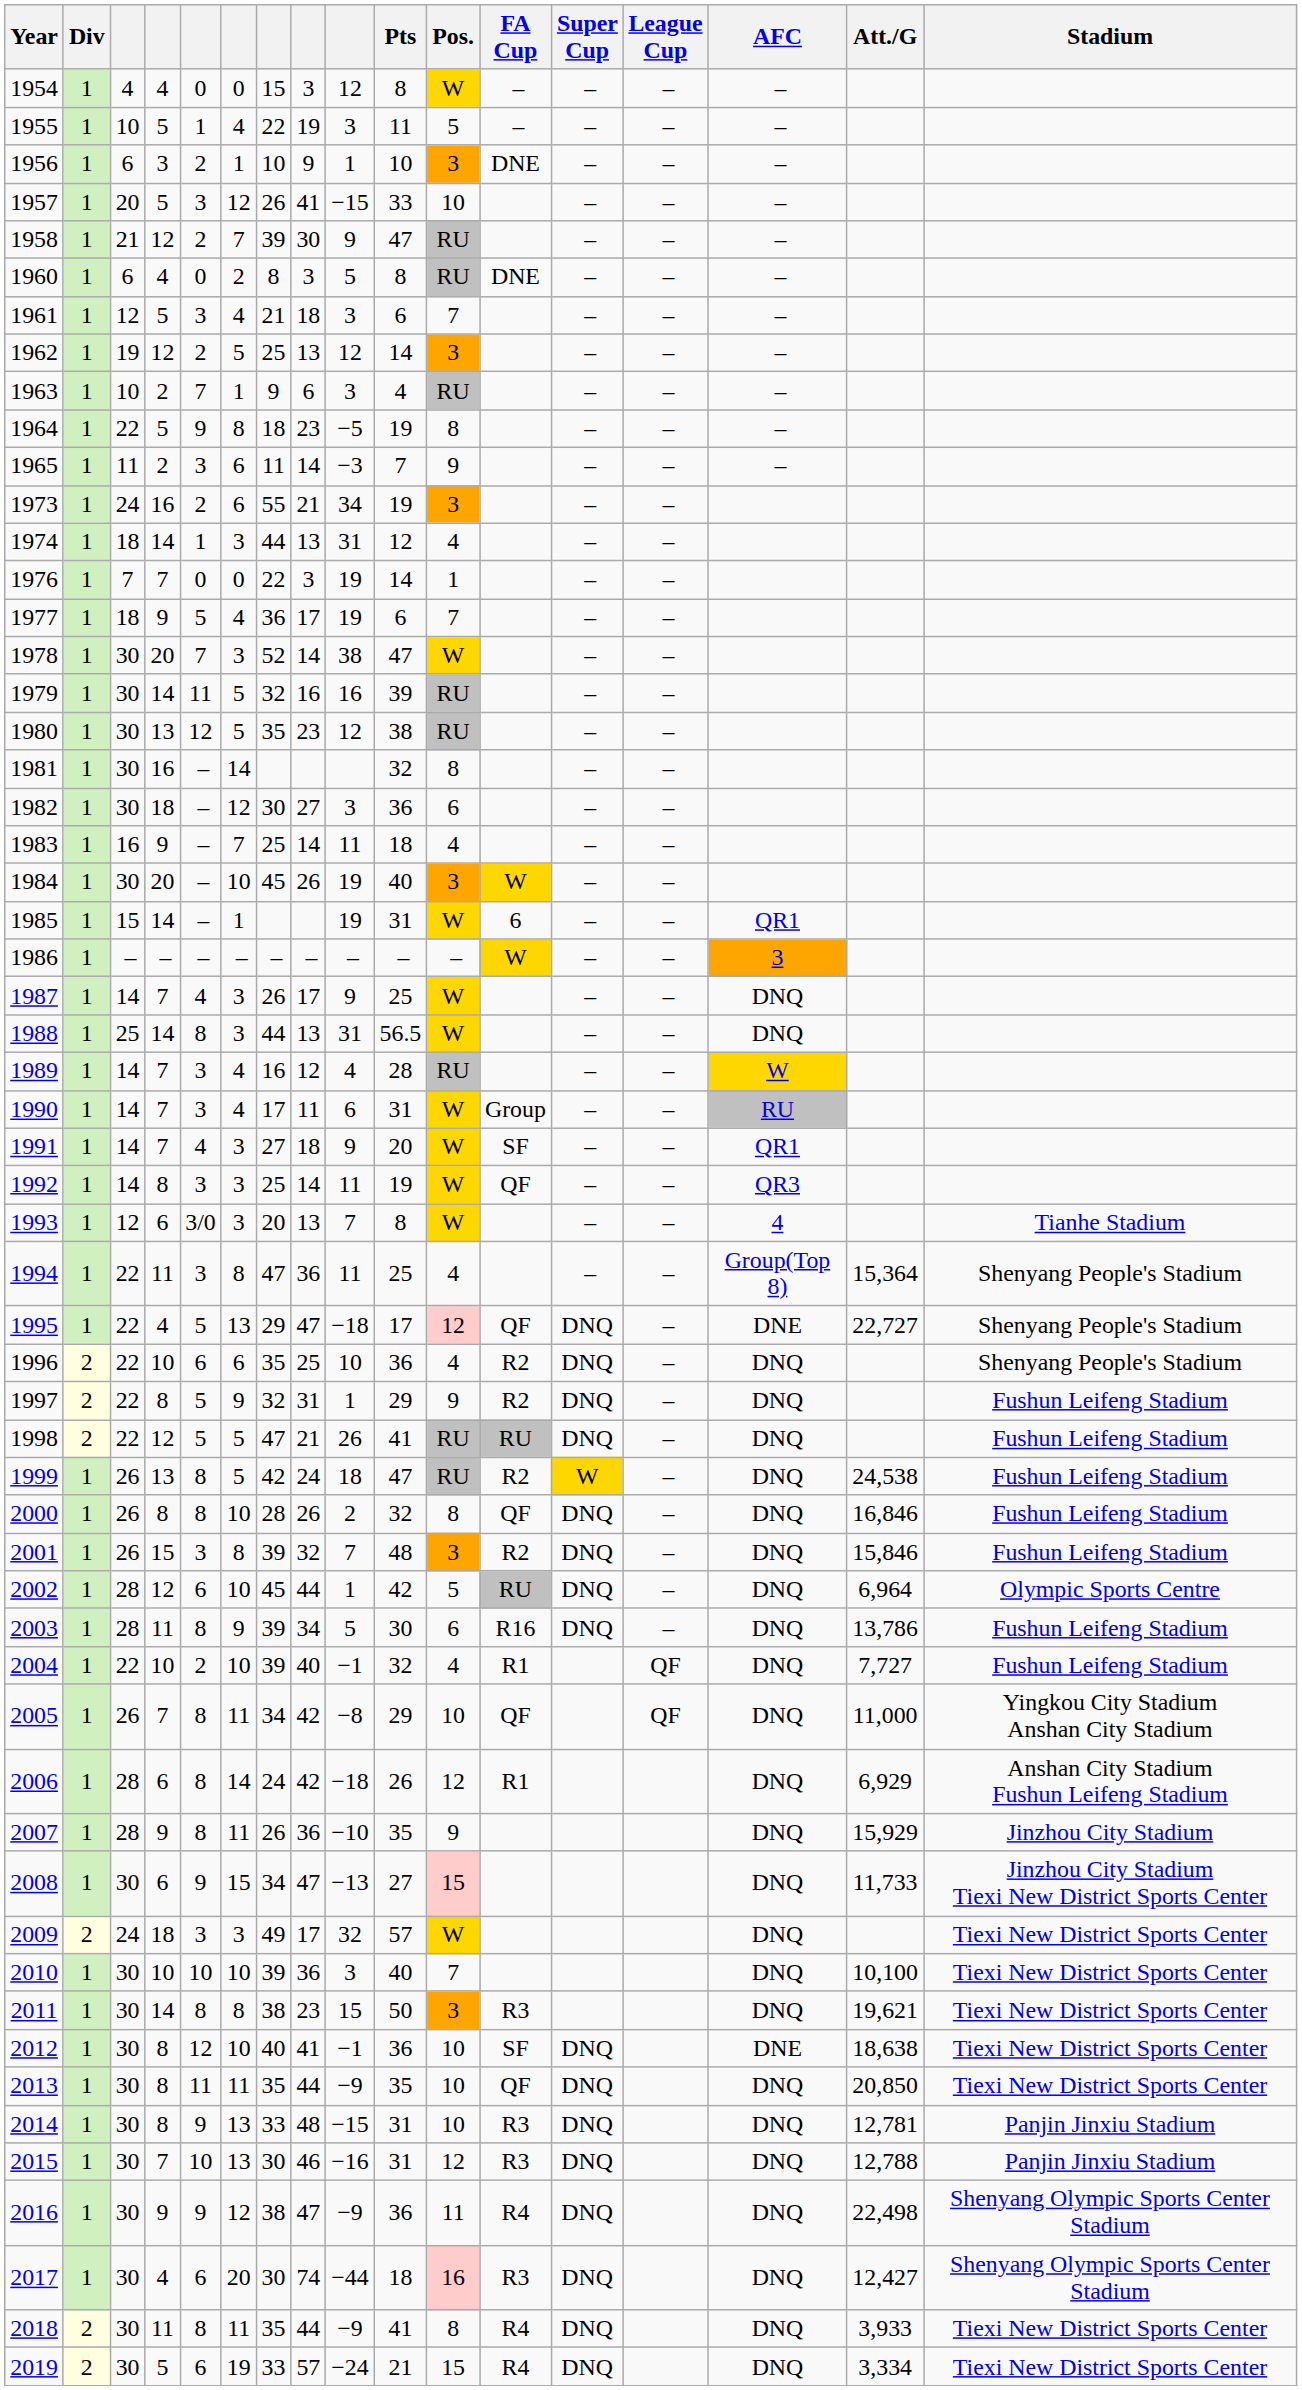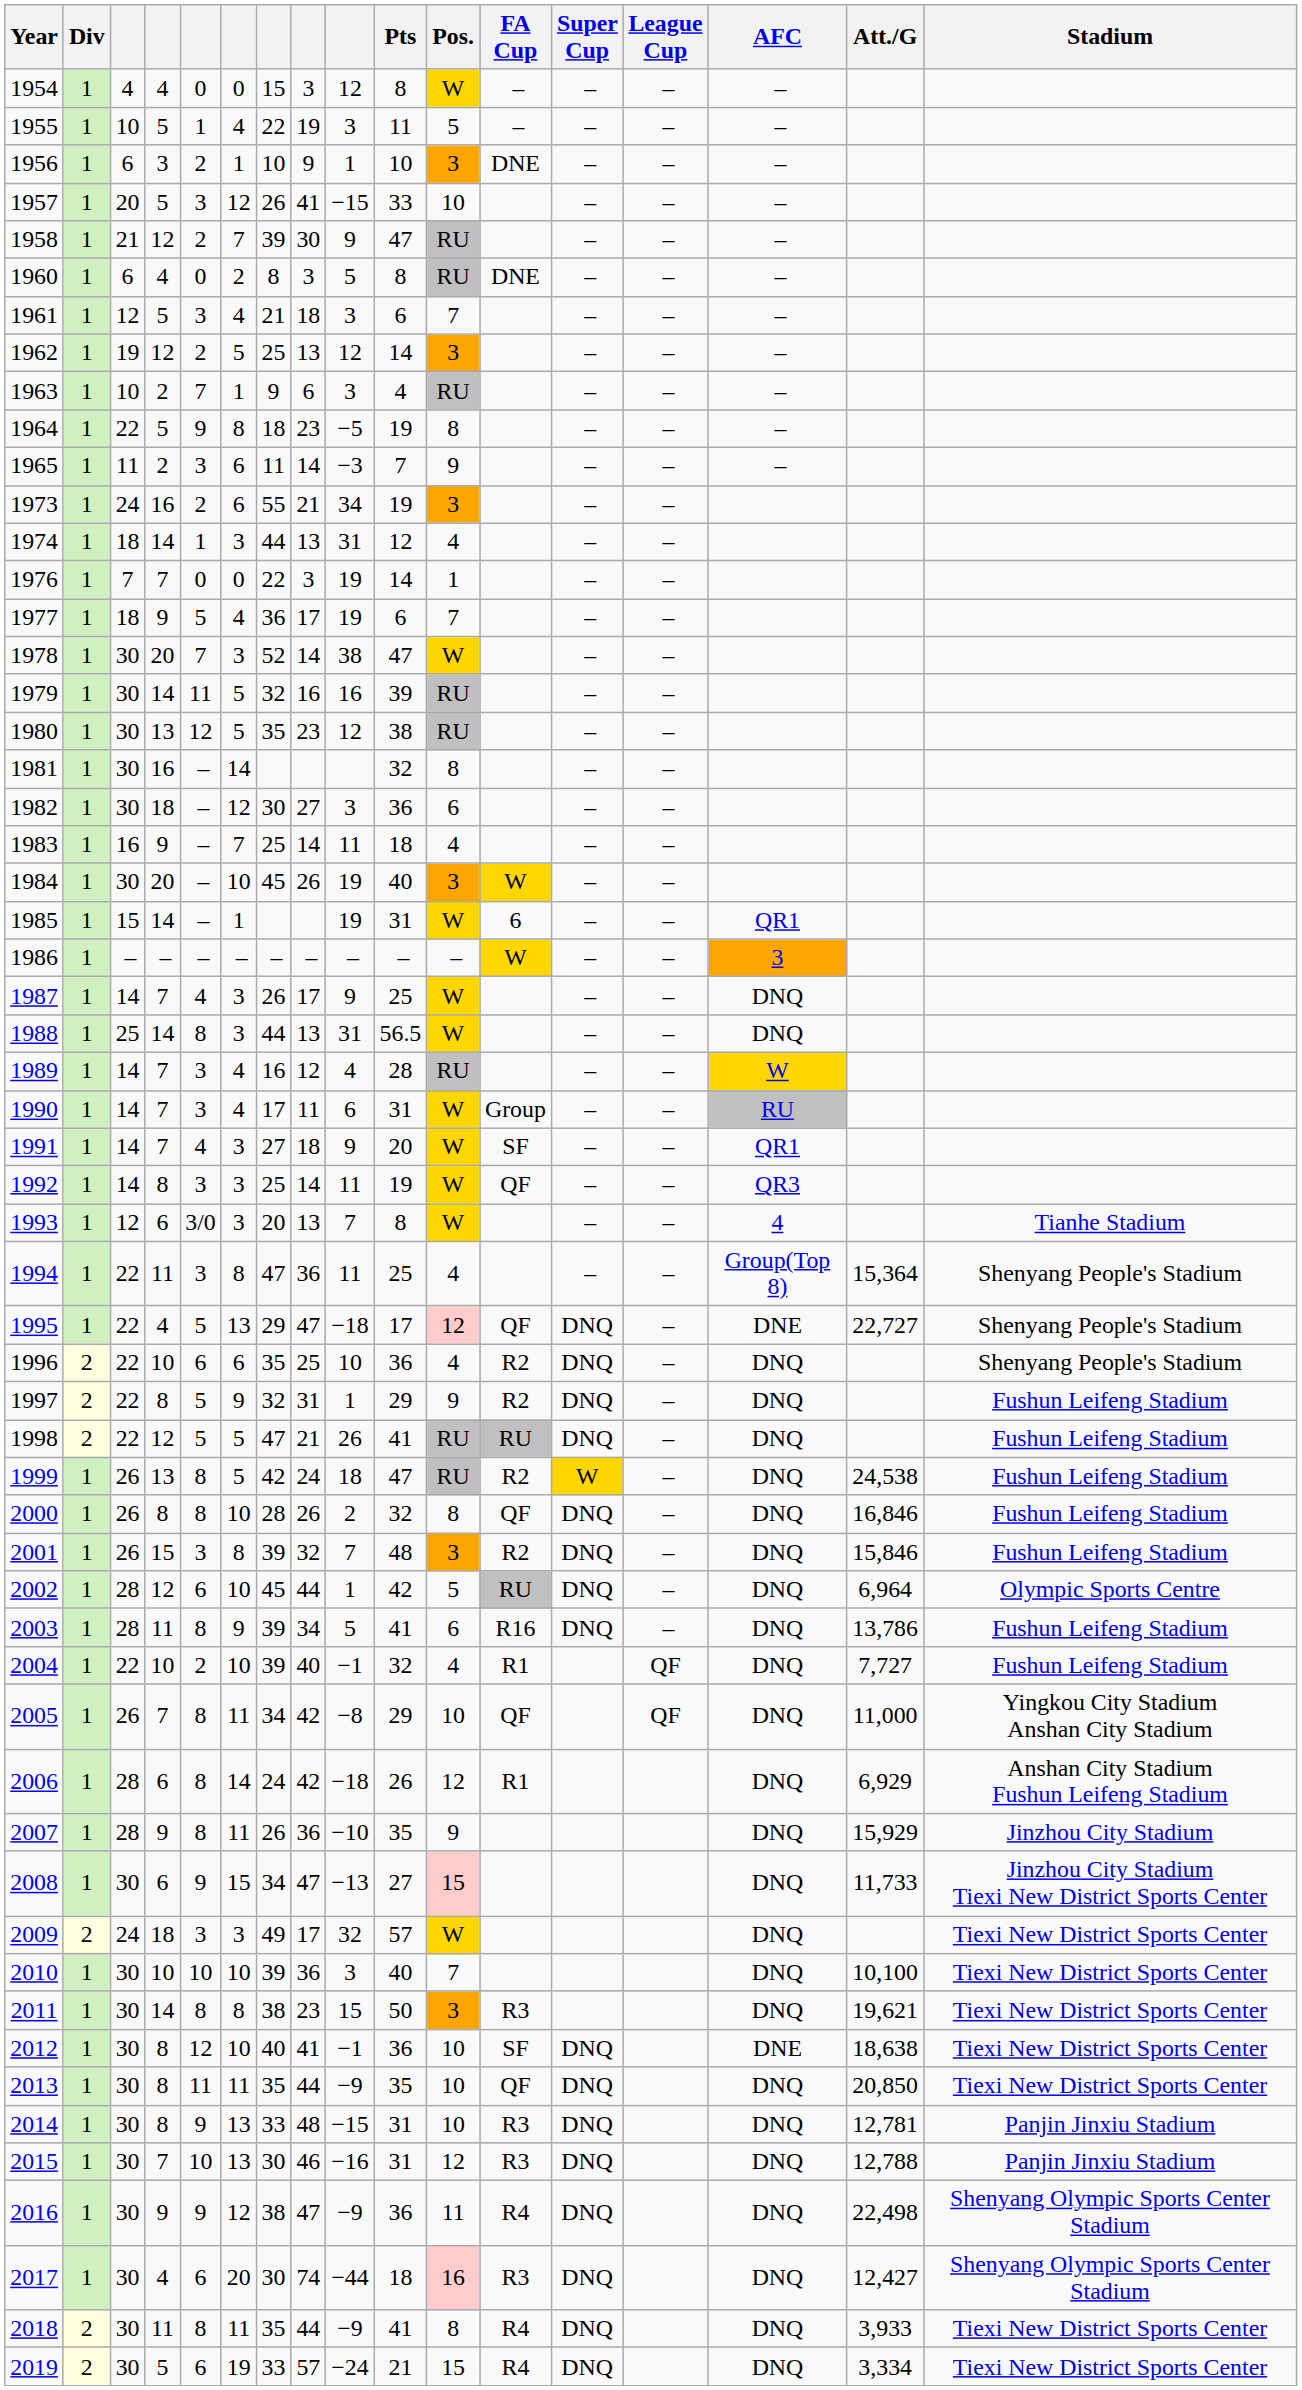(400, 1627) 30 -> (400, 1627) 41
